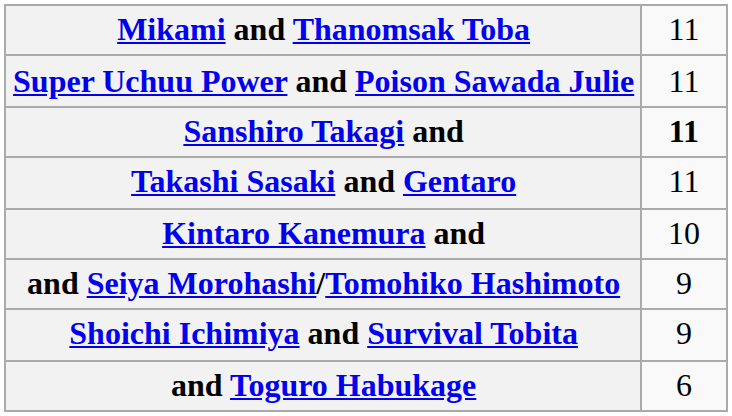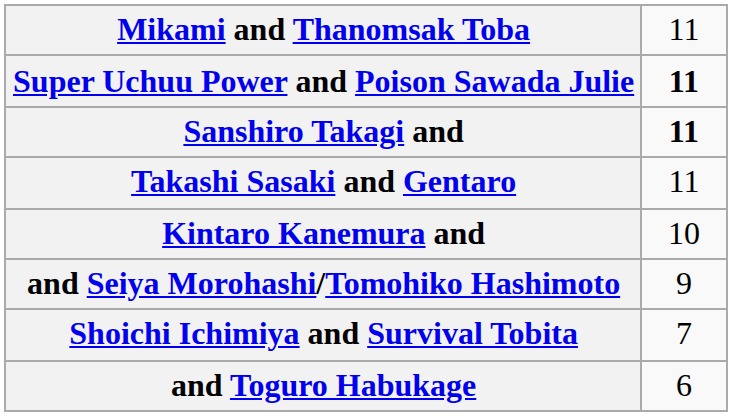(684, 80) normal -> (684, 80) bold
(684, 334) 9 -> (684, 334) 7
